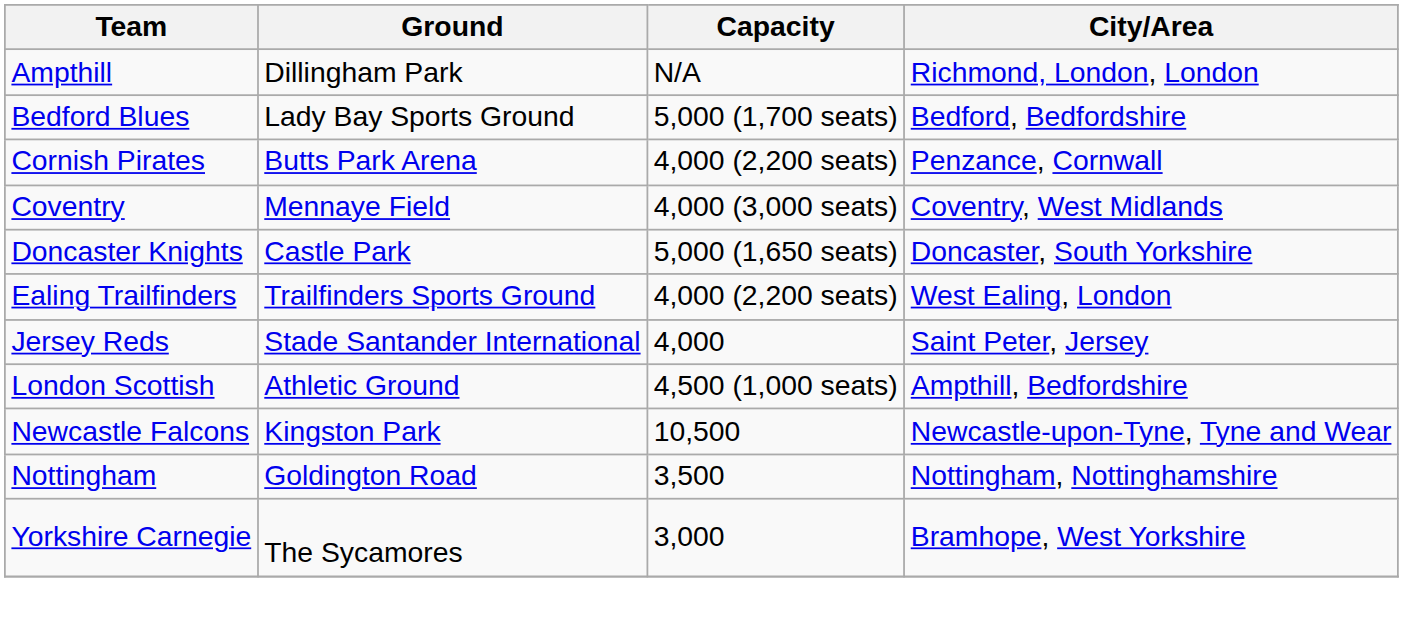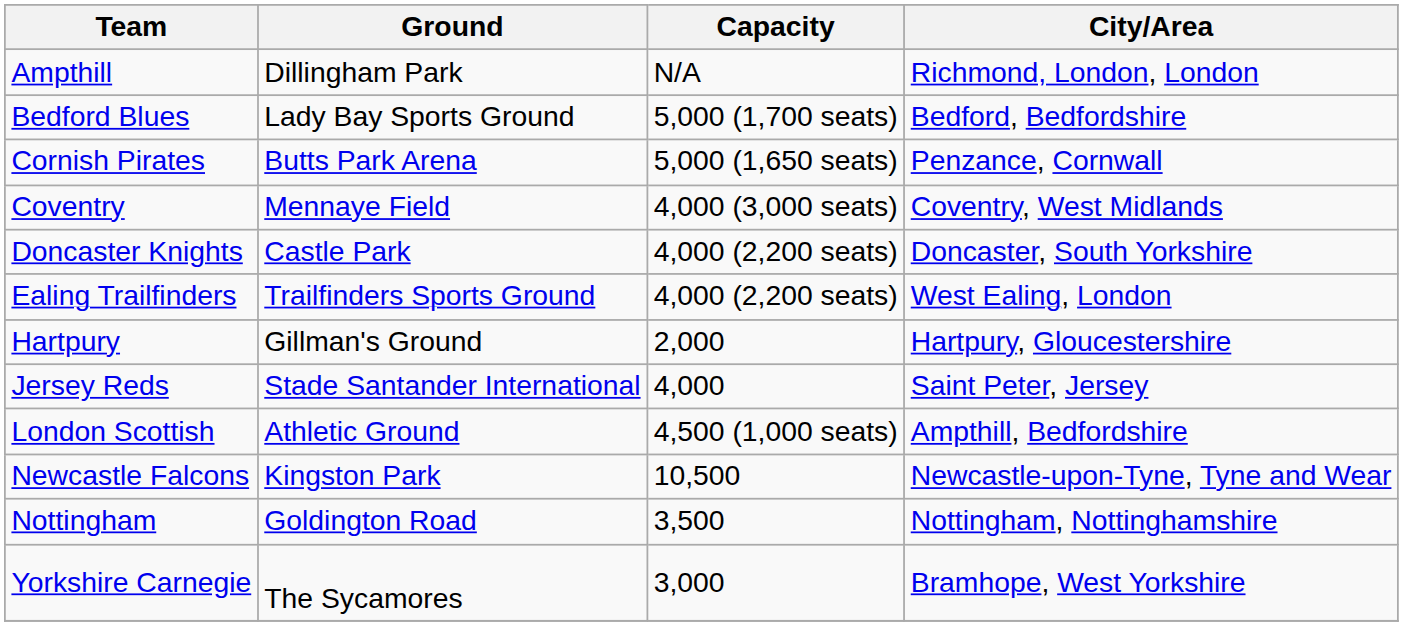(776, 161) 4,000 (2,200 seats) -> (776, 161) 5,000 (1,650 seats)
(776, 251) 5,000 (1,650 seats) -> (776, 251) 4,000 (2,200 seats)
+ row: (66, 341)
